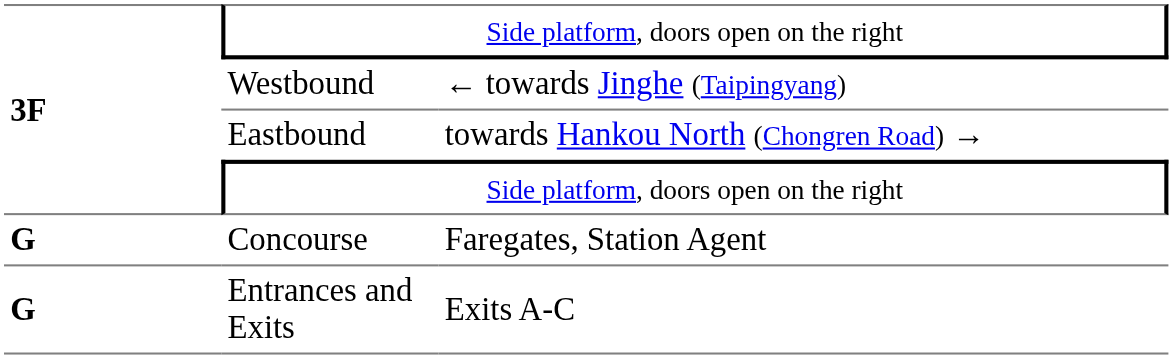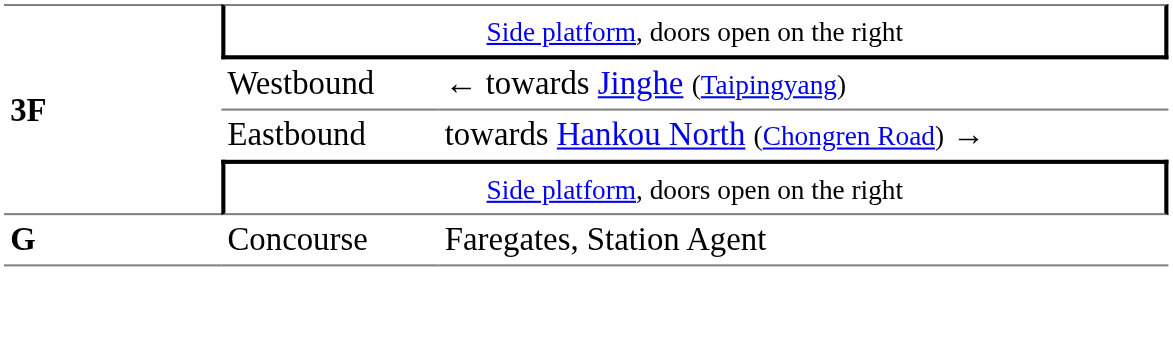- row: (320, 308)
